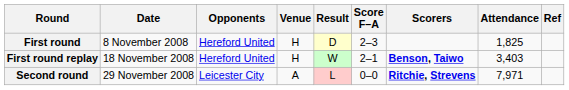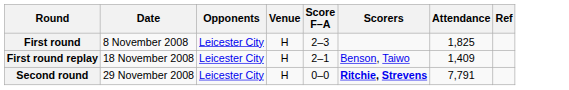- column: (333, 19)
(237, 42) Hereford United -> (231, 42) Leicester City
(237, 59) Hereford United -> (231, 59) Leicester City
(426, 59) bold -> (375, 59) normal
(510, 59) 3,403 -> (461, 59) 1,409
(295, 76) A -> (285, 76) H
(510, 76) 7,971 -> (461, 76) 7,791
